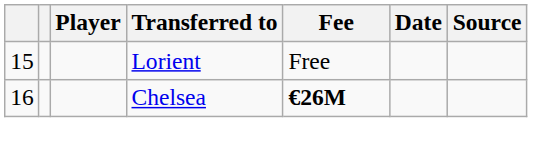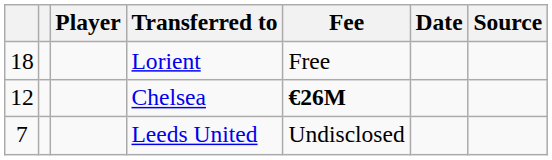(22, 60) 15 -> (22, 60) 18
(22, 97) 16 -> (22, 97) 12
+ row: (195, 135)
